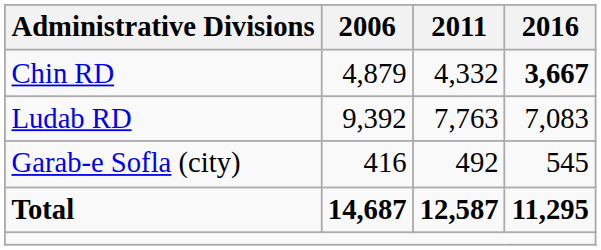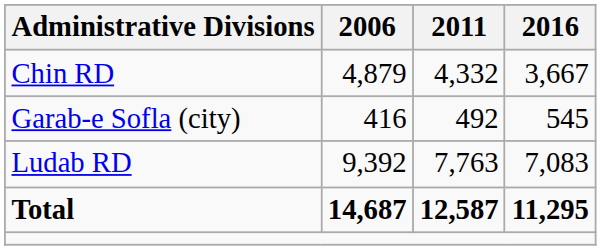(557, 72) bold -> (557, 72) normal
rows swapped: (72, 118) <-> (126, 163)
